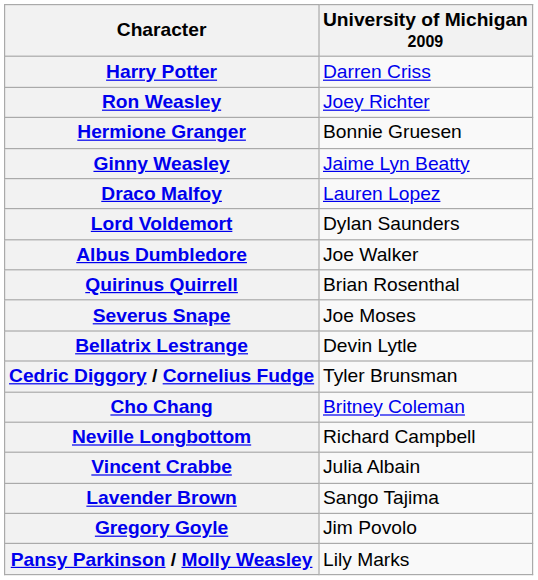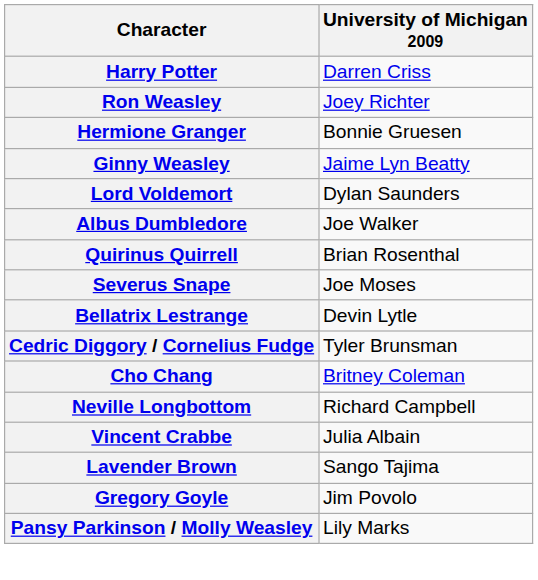- row: (162, 193)
